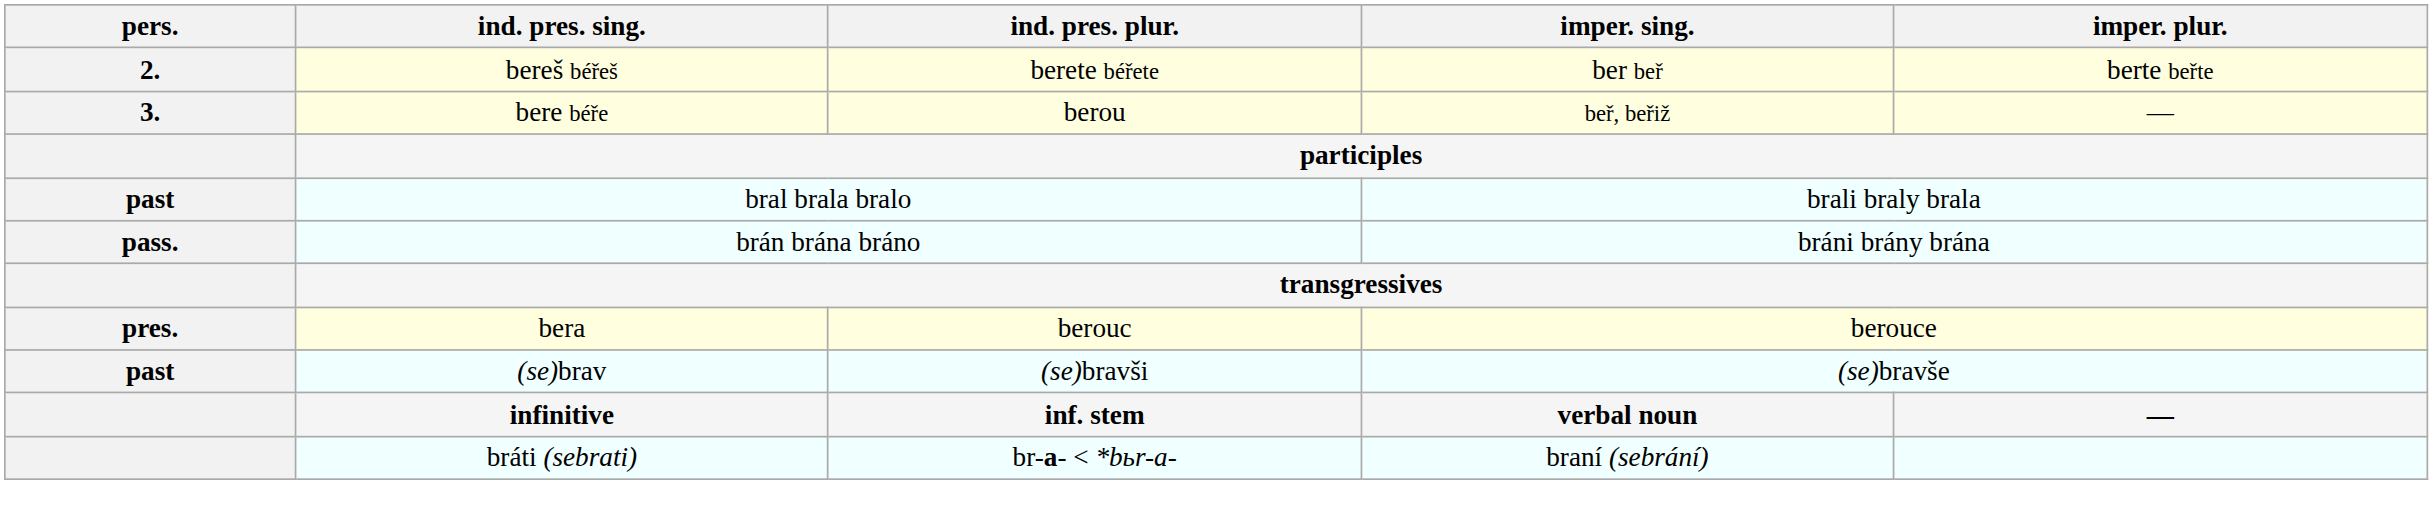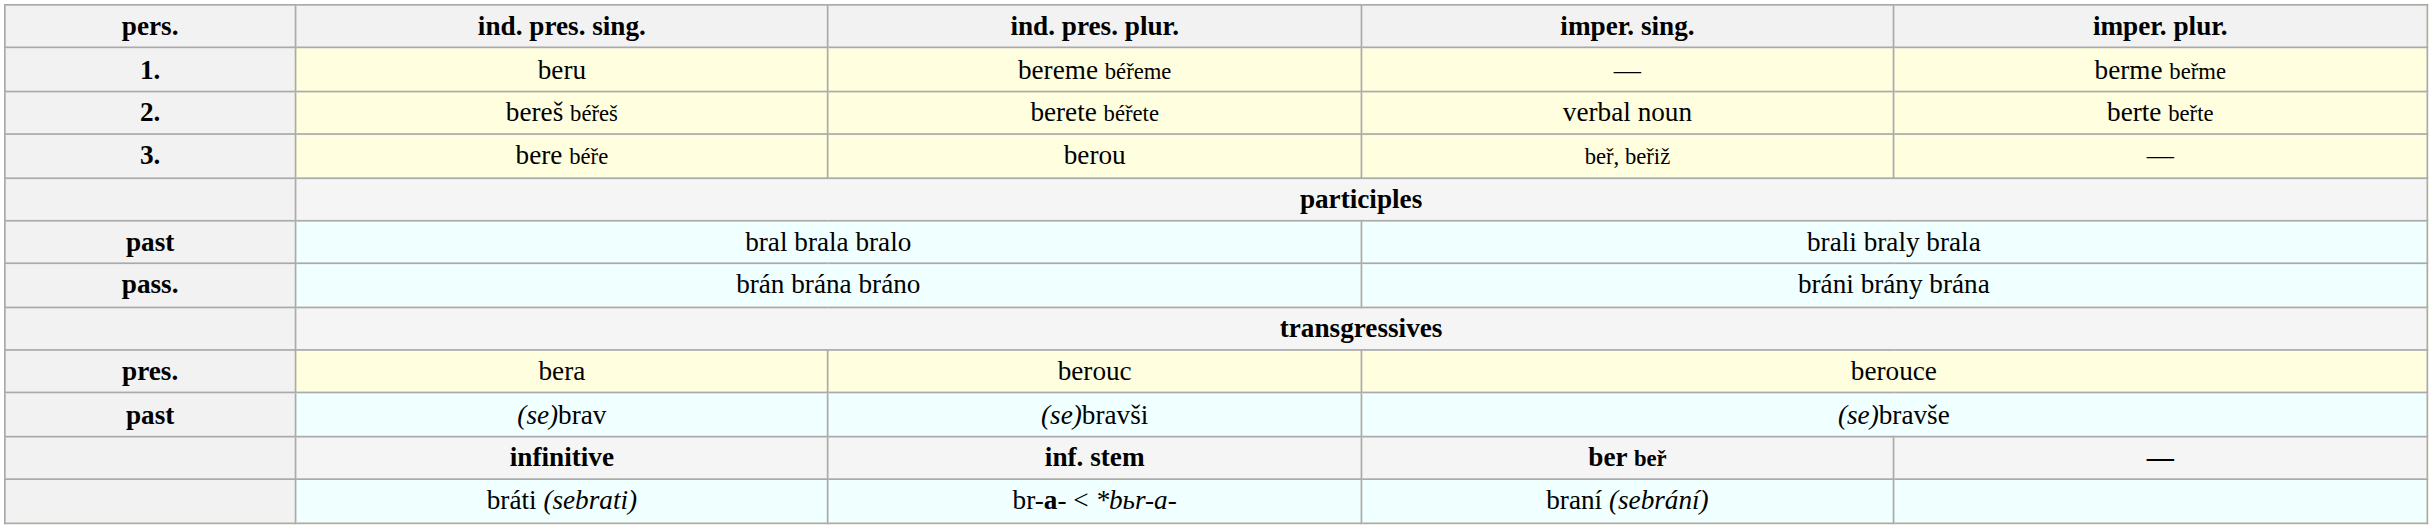+ row: (562, 69)
(1627, 69) ber beř -> (1627, 112) verbal noun
(1627, 414) verbal noun -> (1627, 457) ber beř
